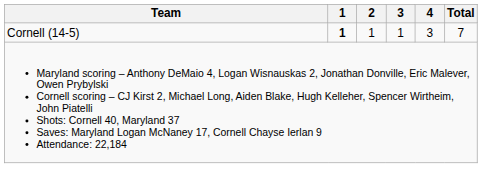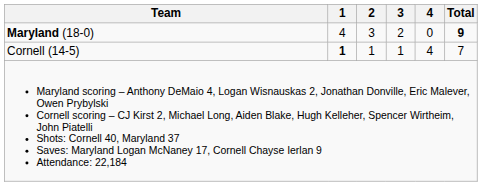+ row: (51, 32)
(430, 32) 3 -> (430, 51) 4
